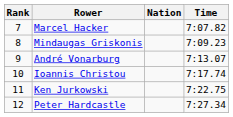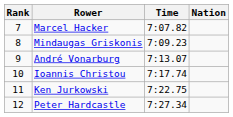columns swapped: (164, 12) <-> (206, 12)
